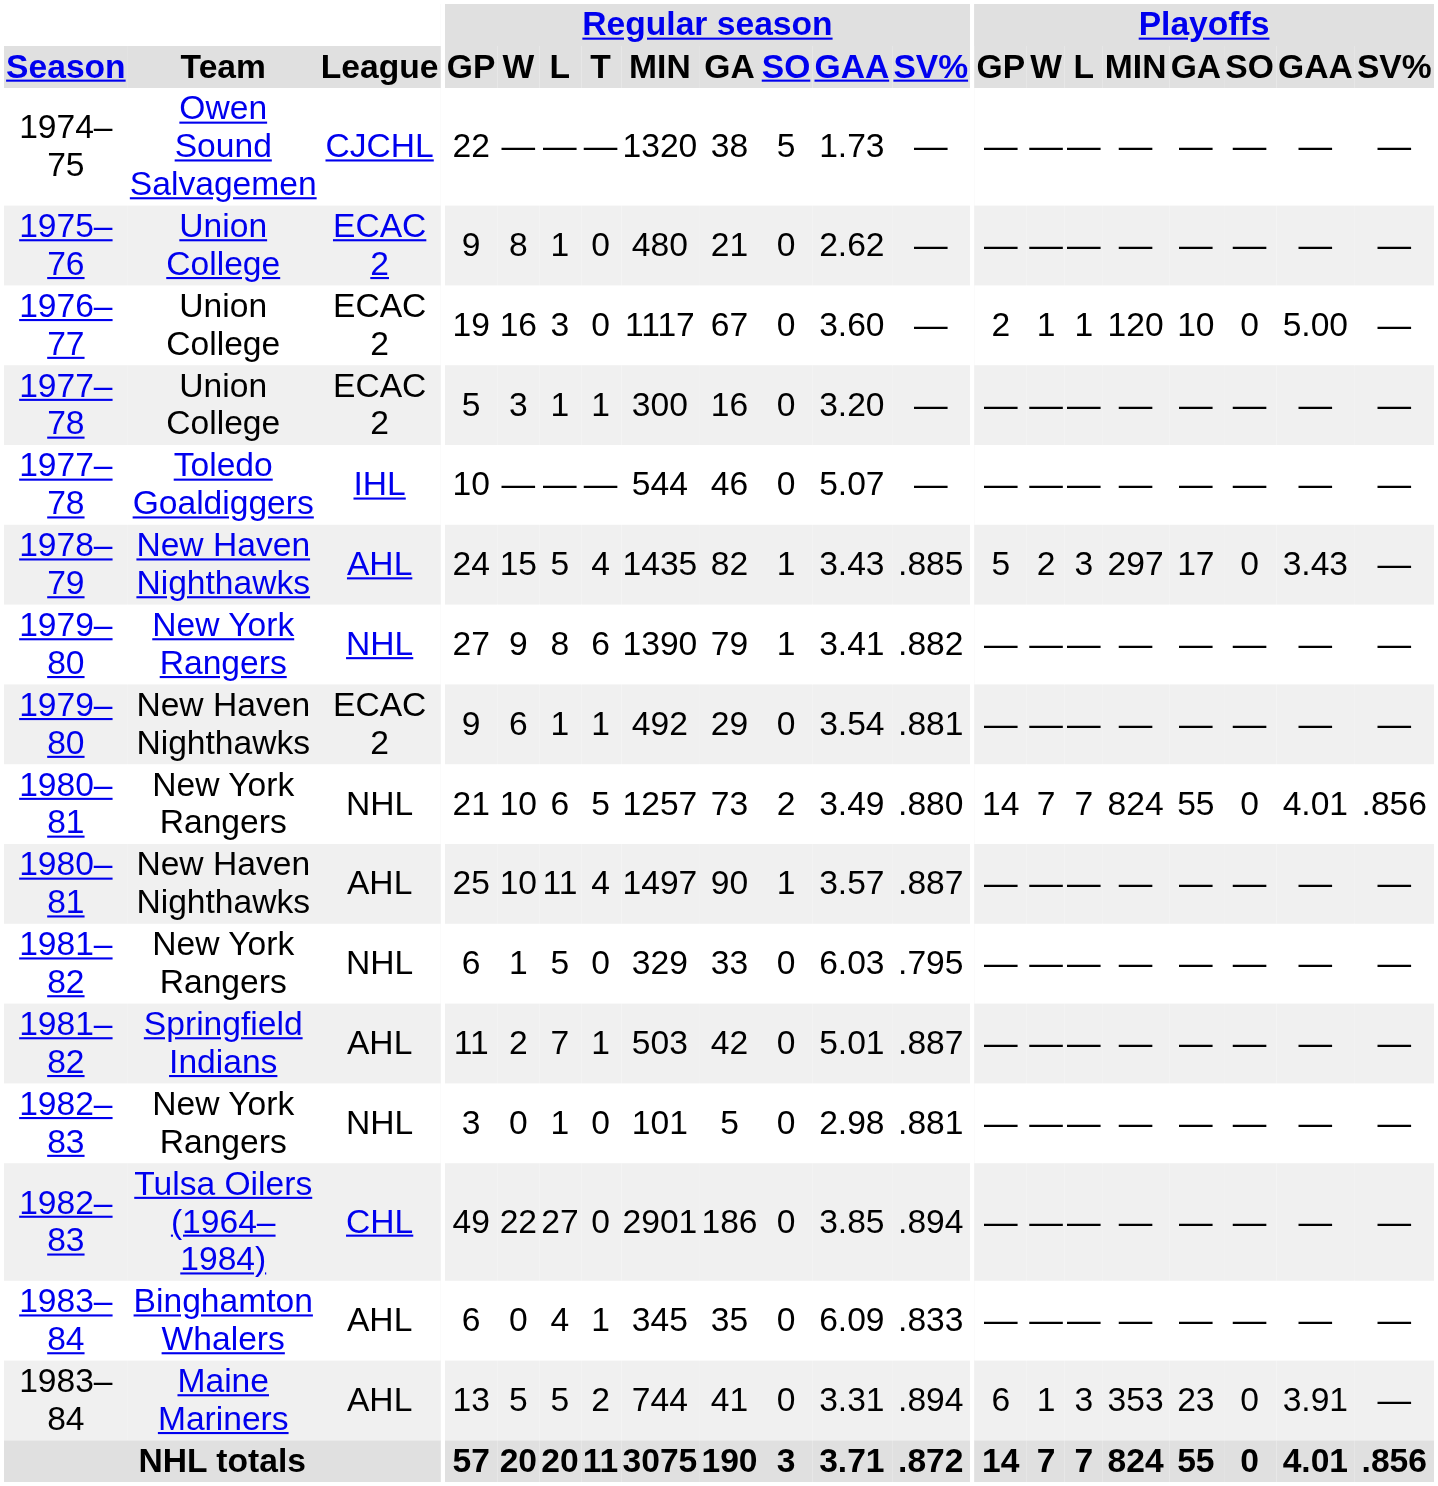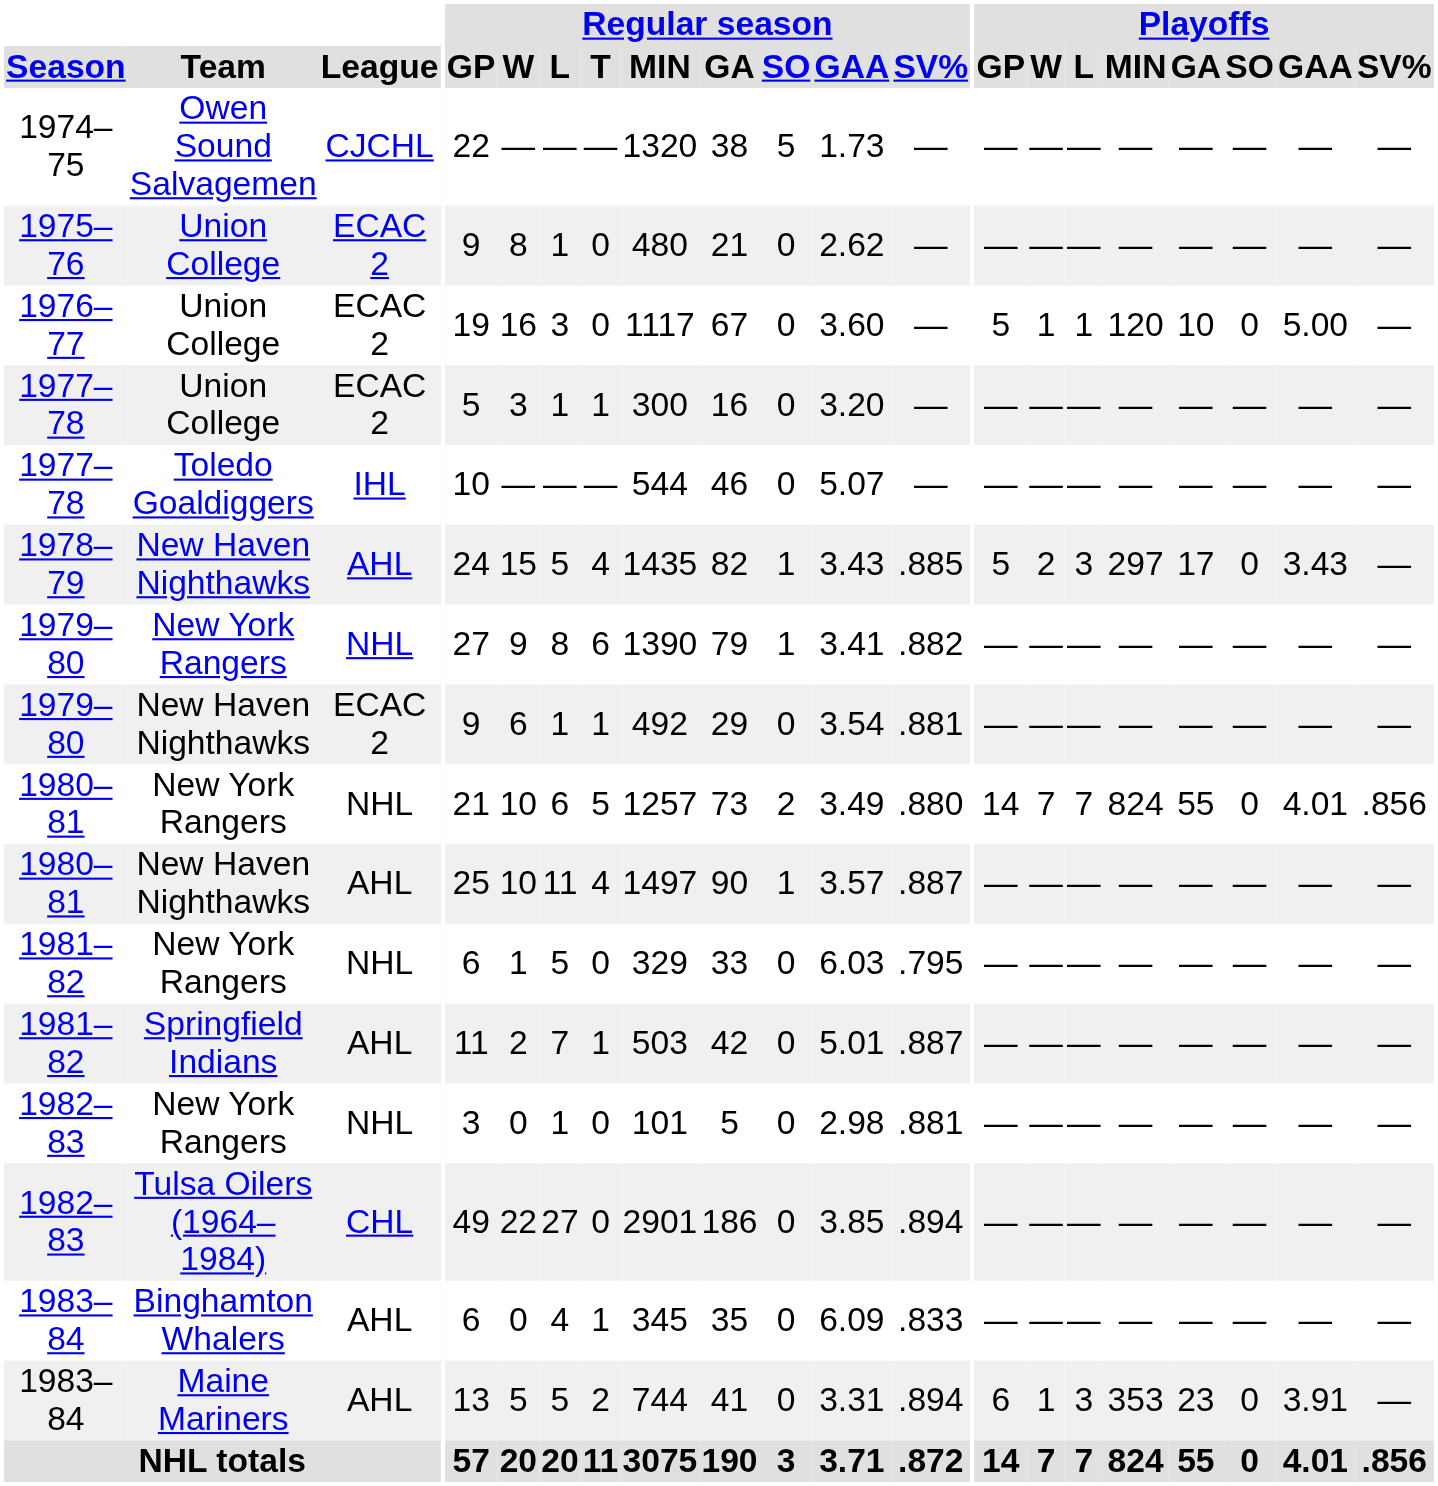(1001, 324) 2 -> (1001, 324) 5
